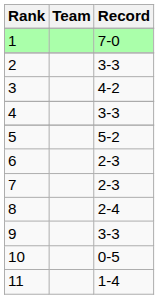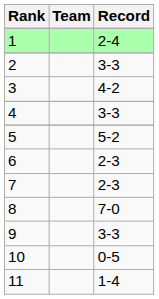(109, 40) 7-0 -> (109, 40) 2-4
(109, 209) 2-4 -> (109, 209) 7-0
